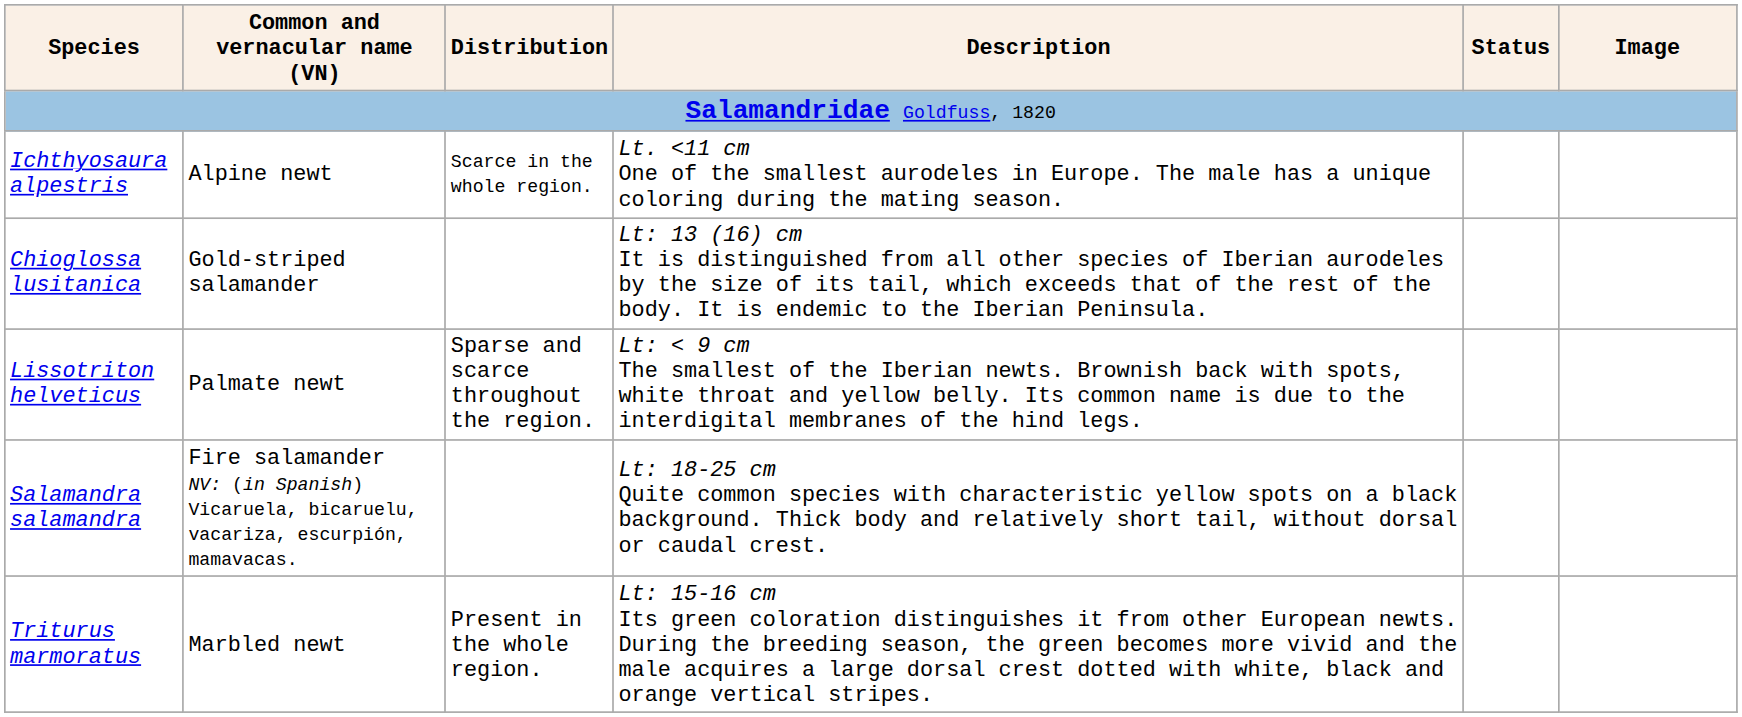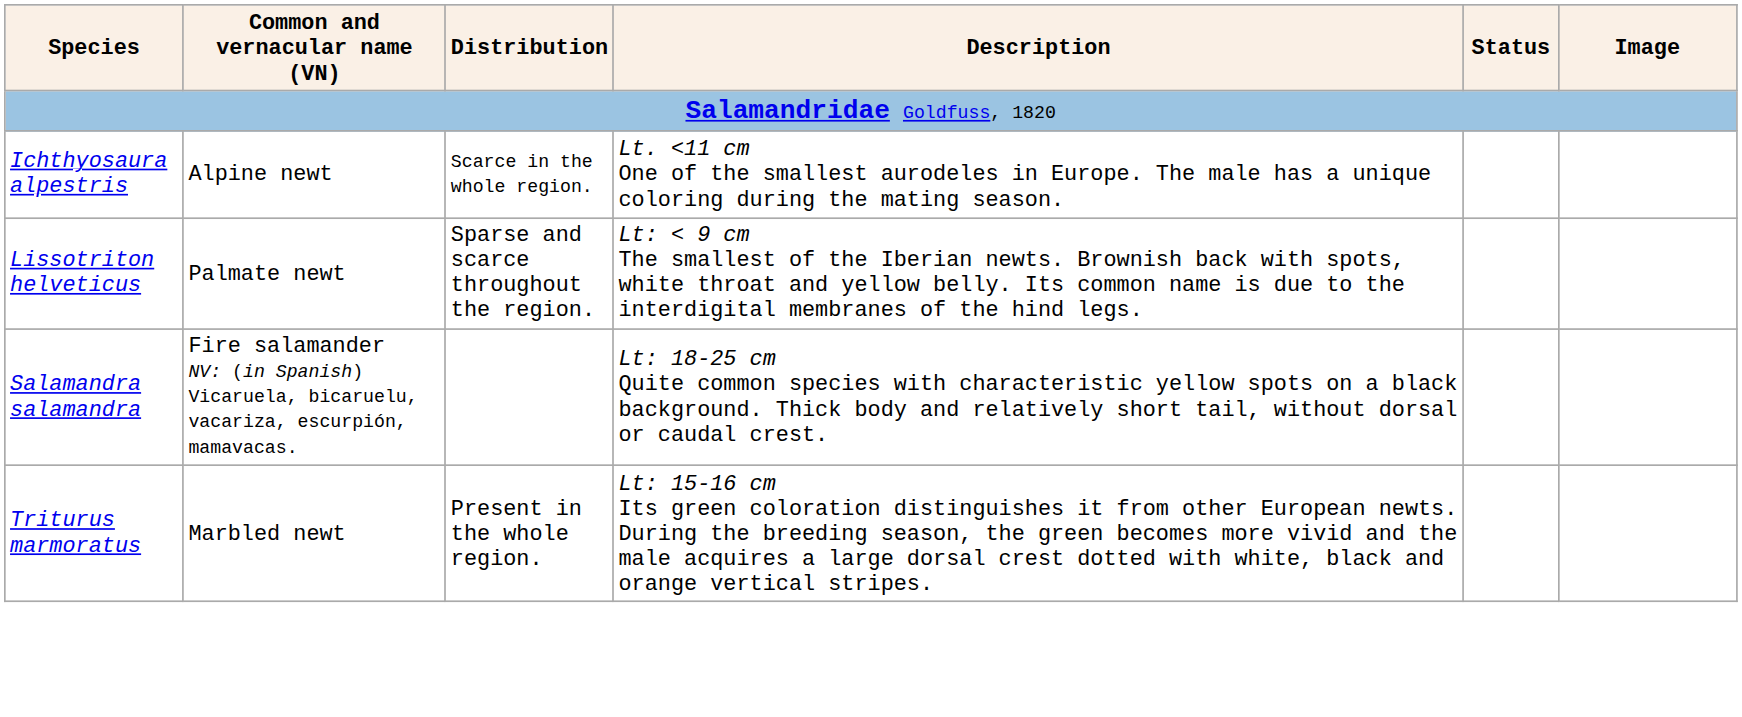- row: (76, 273)
